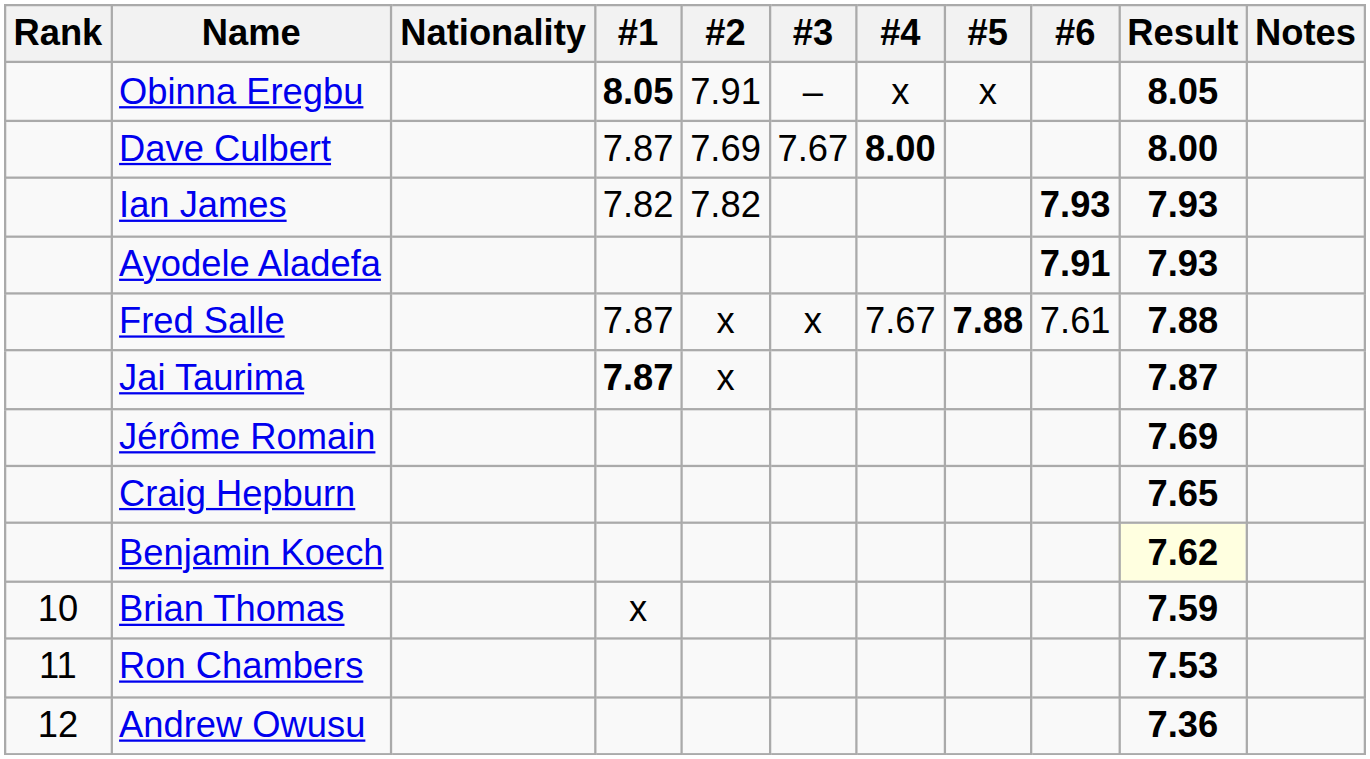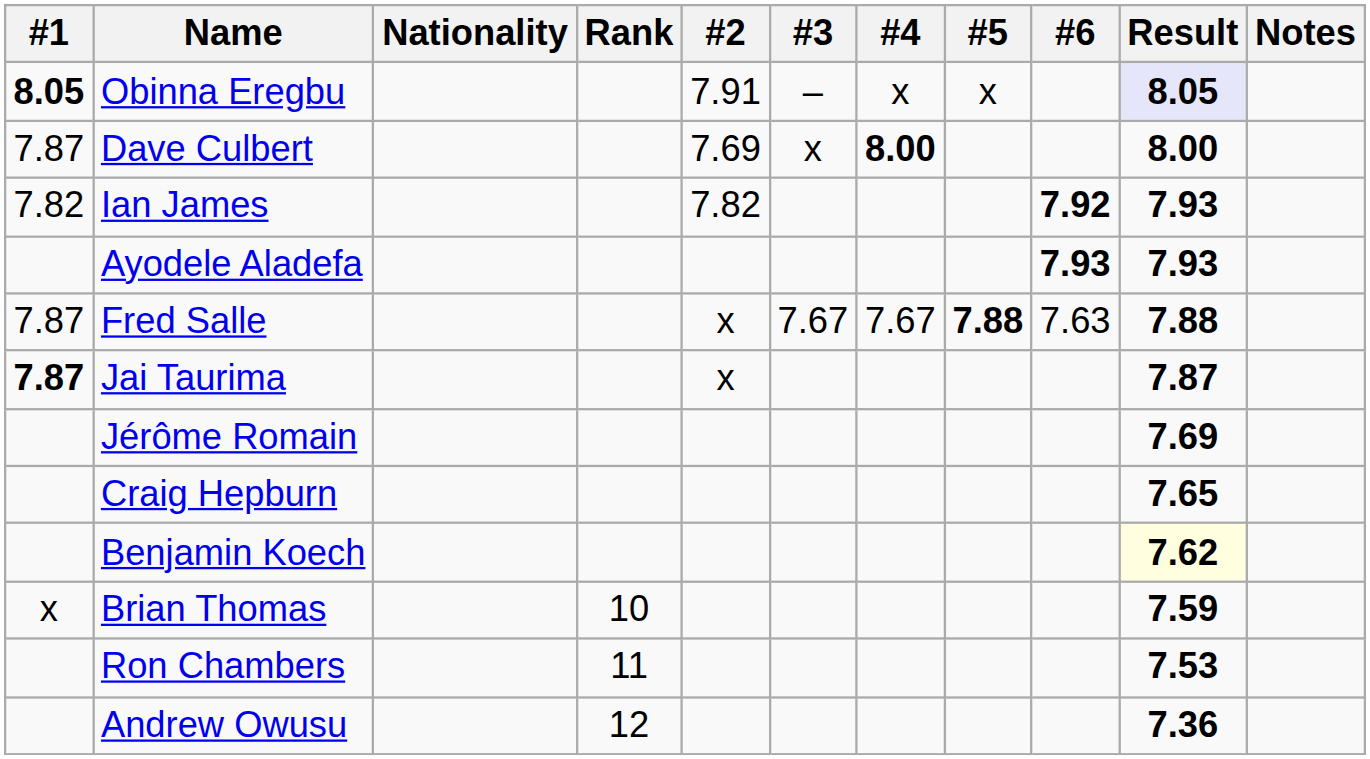columns swapped: (58, 33) <-> (638, 33)
(1183, 90) no background -> (1183, 90) lavender background
(813, 148) 7.67 -> (813, 148) x
(1075, 206) 7.93 -> (1075, 206) 7.92
(1075, 263) 7.91 -> (1075, 263) 7.93
(813, 321) x -> (813, 321) 7.67
(1075, 321) 7.61 -> (1075, 321) 7.63
